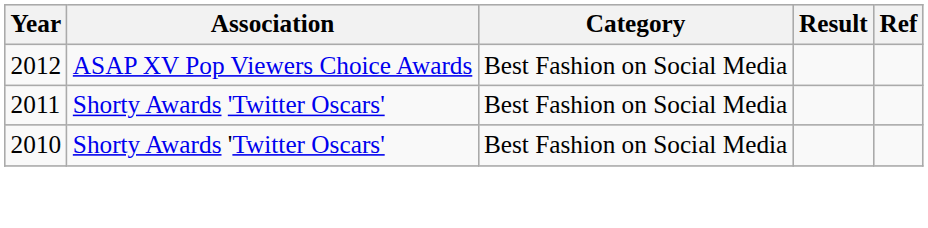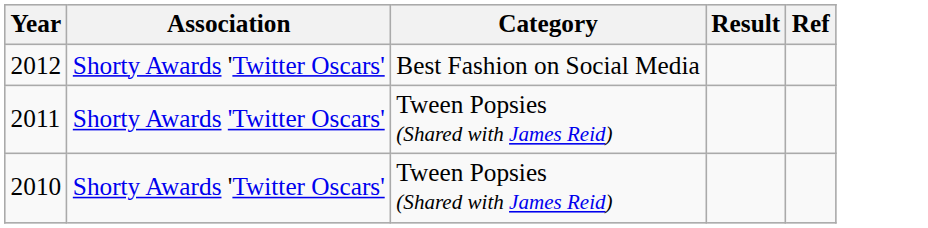(273, 64) ASAP XV Pop Viewers Choice Awards -> (229, 64) Shorty Awards 'Twitter Oscars'
(636, 104) Best Fashion on Social Media -> (504, 118) Tween Popsies (Shared with James Reid)
(636, 144) Best Fashion on Social Media -> (504, 187) Tween Popsies (Shared with James Reid)
